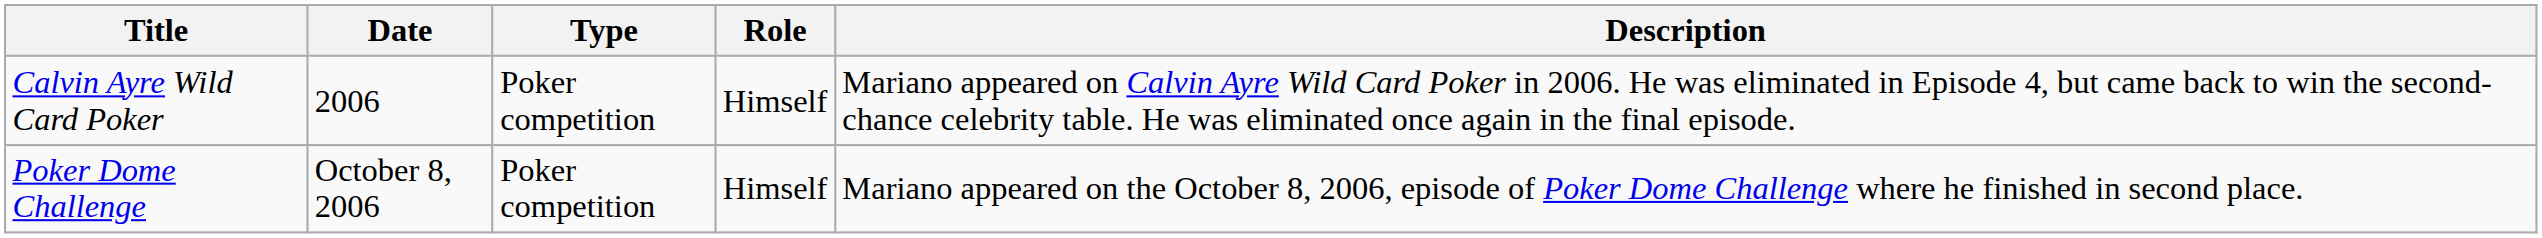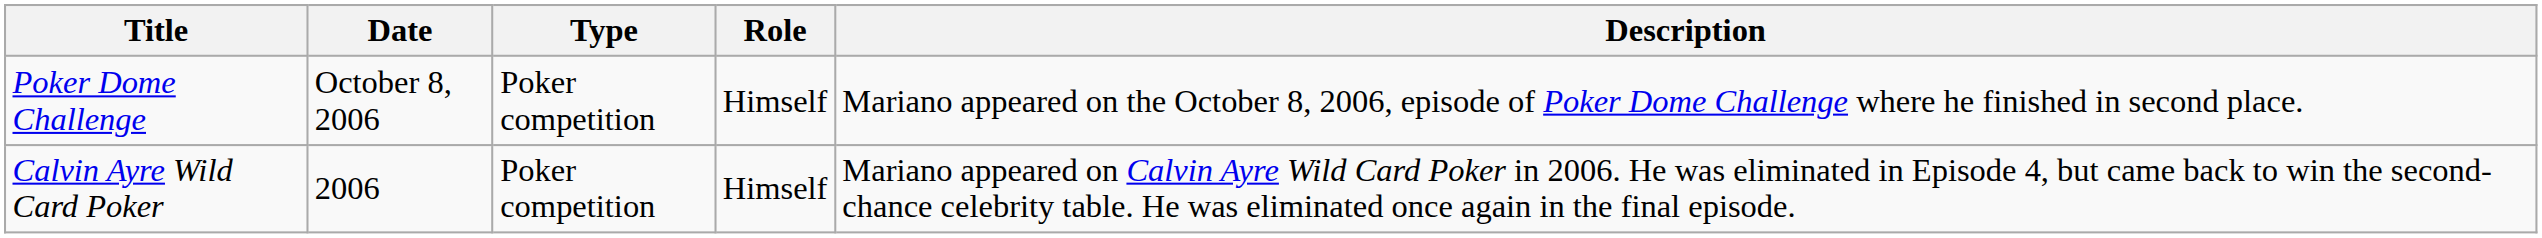rows swapped: (123, 100) <-> (94, 188)
